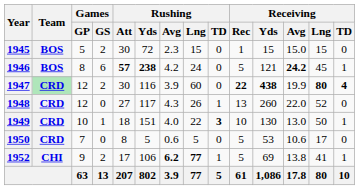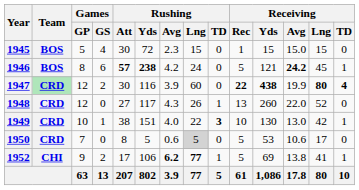(103, 49) 2 -> (103, 49) 4
(124, 121) 18 -> (124, 121) 38
(321, 121) 50 -> (321, 121) 42
(196, 139) no background -> (196, 139) lightgrey background
